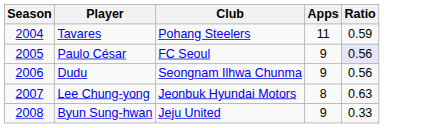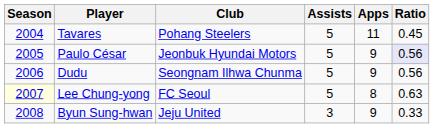+ column: (330, 14)
(360, 34) 0.59 -> (410, 34) 0.45
(184, 53) FC Seoul -> (227, 53) Jeonbuk Hyundai Motors
(29, 93) no background -> (29, 93) lightyellow background
(227, 93) Jeonbuk Hyundai Motors -> (184, 93) FC Seoul
